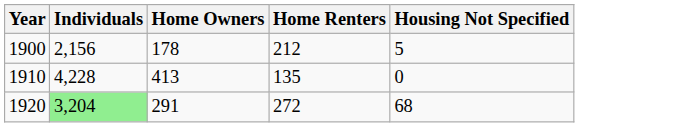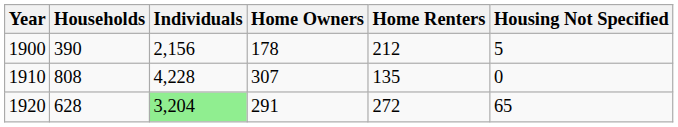+ column: (100, 19)
(165, 77) 413 -> (265, 77) 307
(404, 106) 68 -> (503, 106) 65
